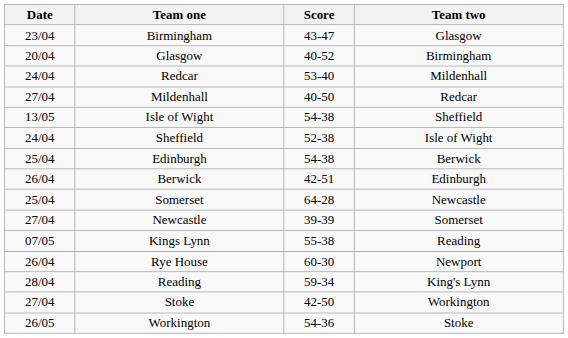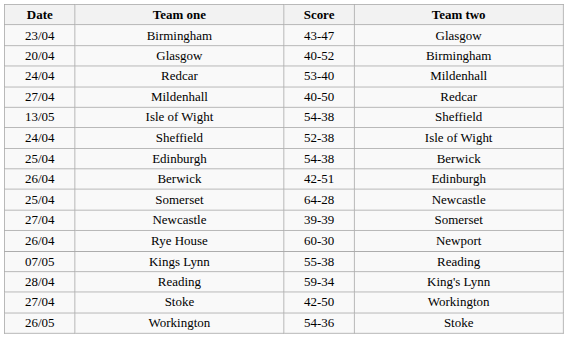rows swapped: (179, 261) <-> (179, 240)
